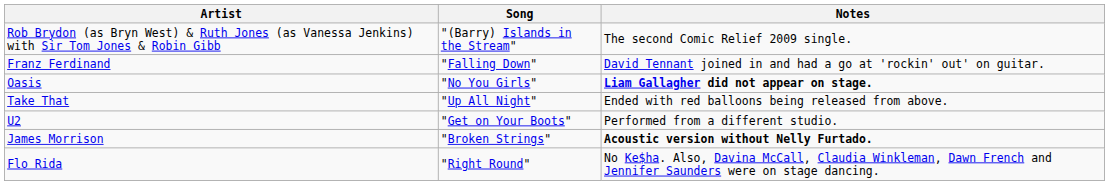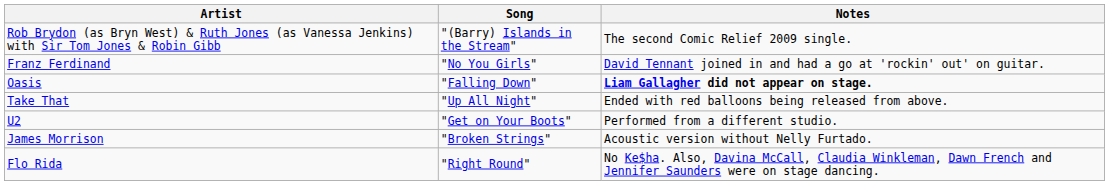(489, 64) "Falling Down" -> (489, 64) "No You Girls"
(489, 83) "No You Girls" -> (489, 83) "Falling Down"
(738, 139) bold -> (738, 139) normal
